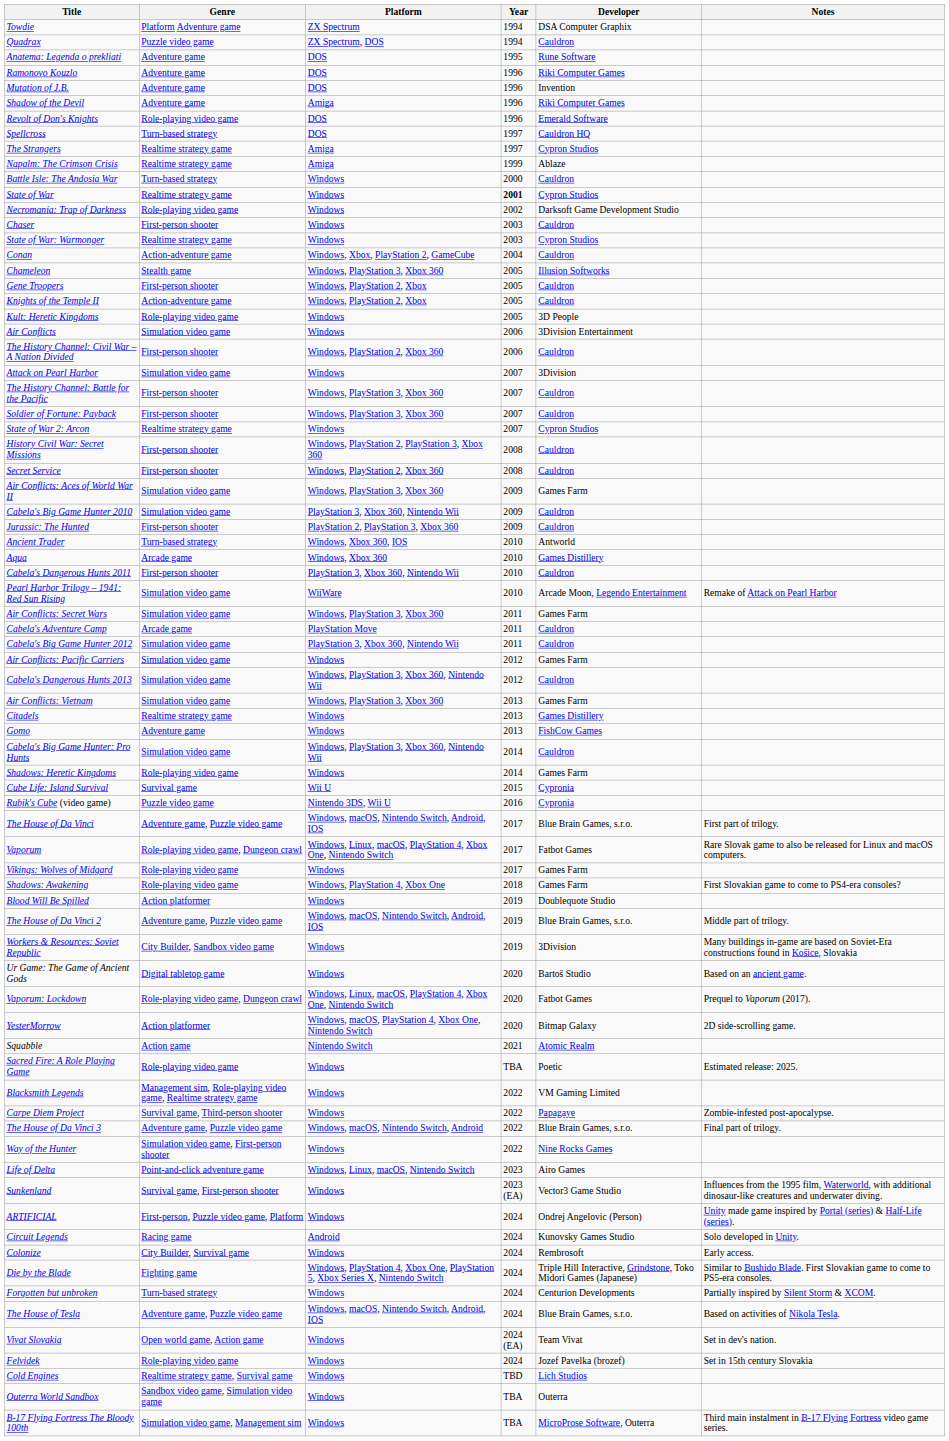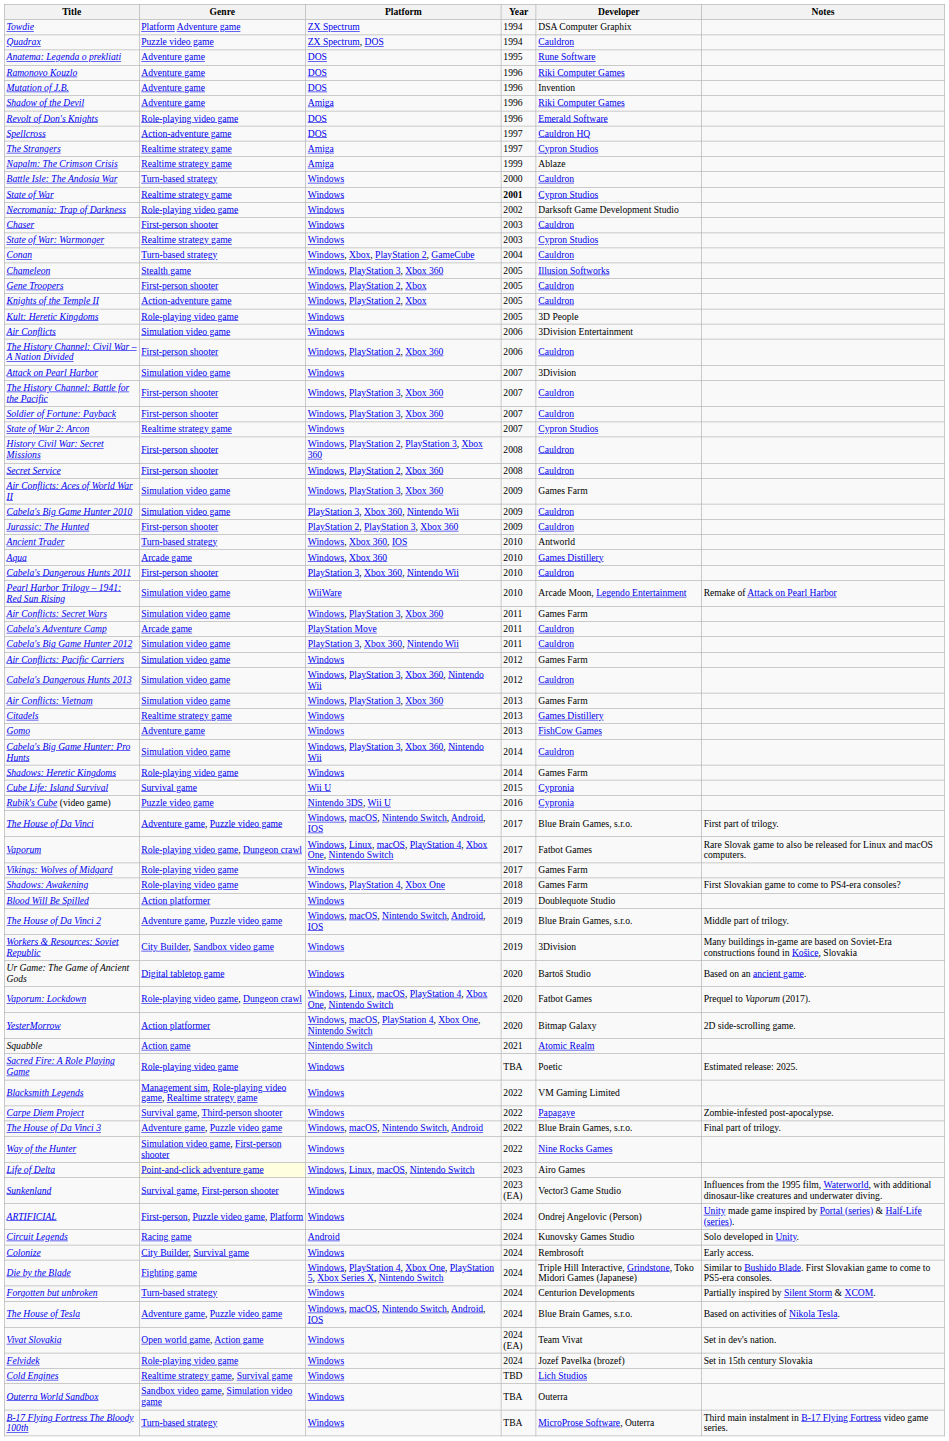(179, 133) Turn-based strategy -> (186, 133) Action-adventure game
(186, 255) Action-adventure game -> (179, 255) Turn-based strategy
(203, 1170) no background -> (203, 1170) lightyellow background
(221, 1423) Simulation video game, Management sim -> (179, 1423) Turn-based strategy
